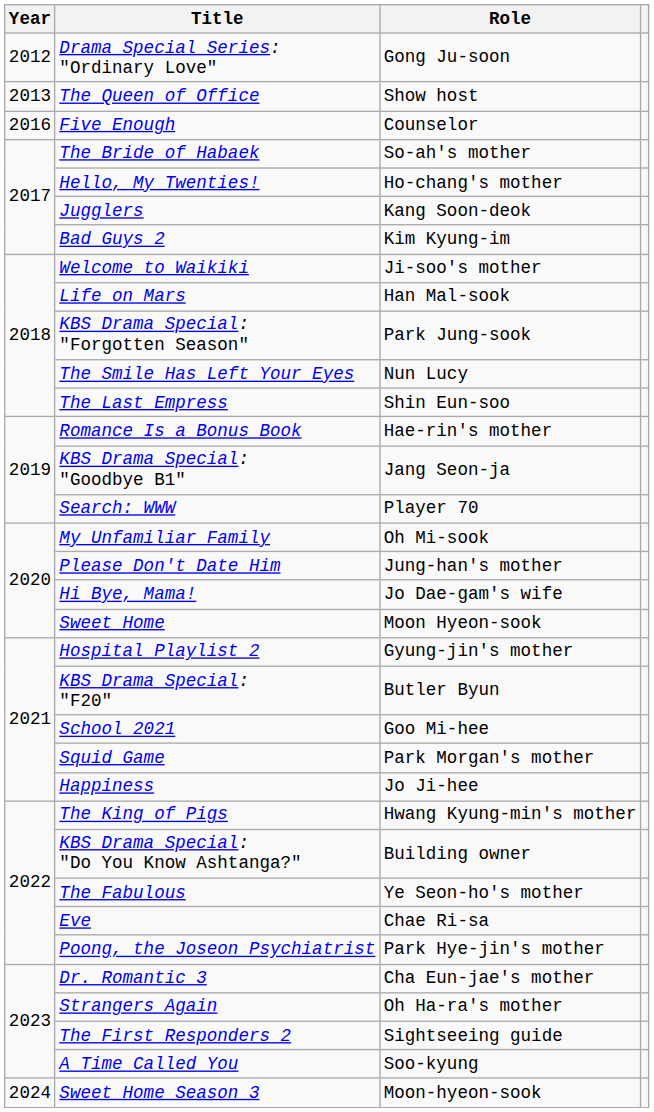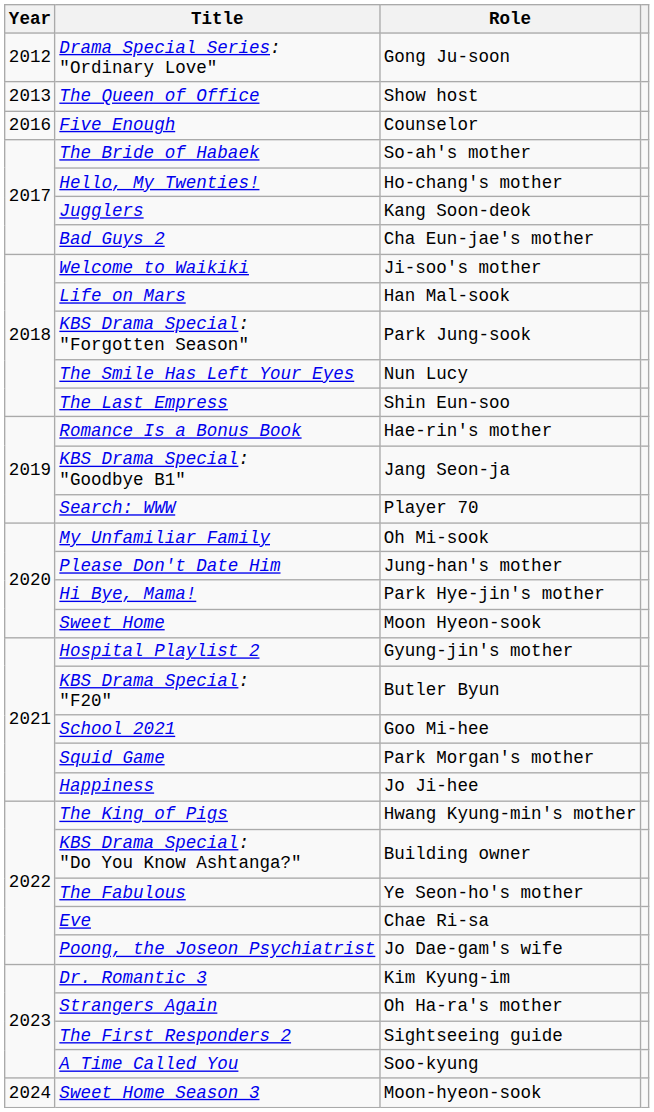(447, 239) Kim Kyung-im -> (489, 239) Cha Eun-jae's mother
(473, 595) Jo Dae-gam's wife -> (494, 595) Park Hye-jin's mother
(494, 950) Park Hye-jin's mother -> (473, 950) Jo Dae-gam's wife
(489, 978) Cha Eun-jae's mother -> (447, 978) Kim Kyung-im
